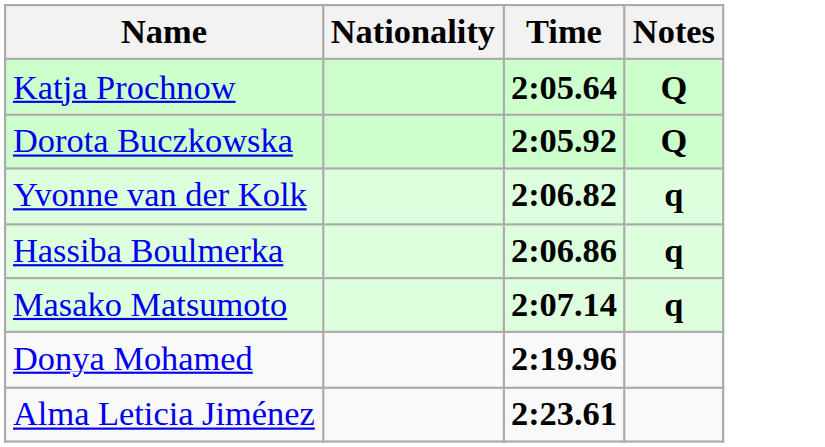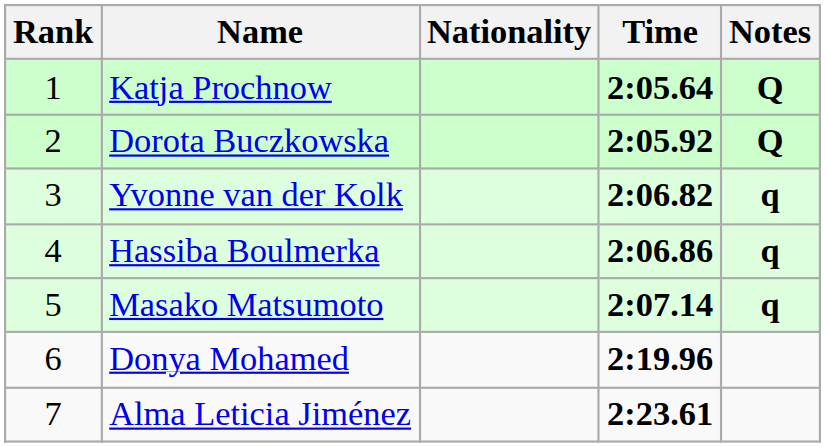+ column: (53, 31)
